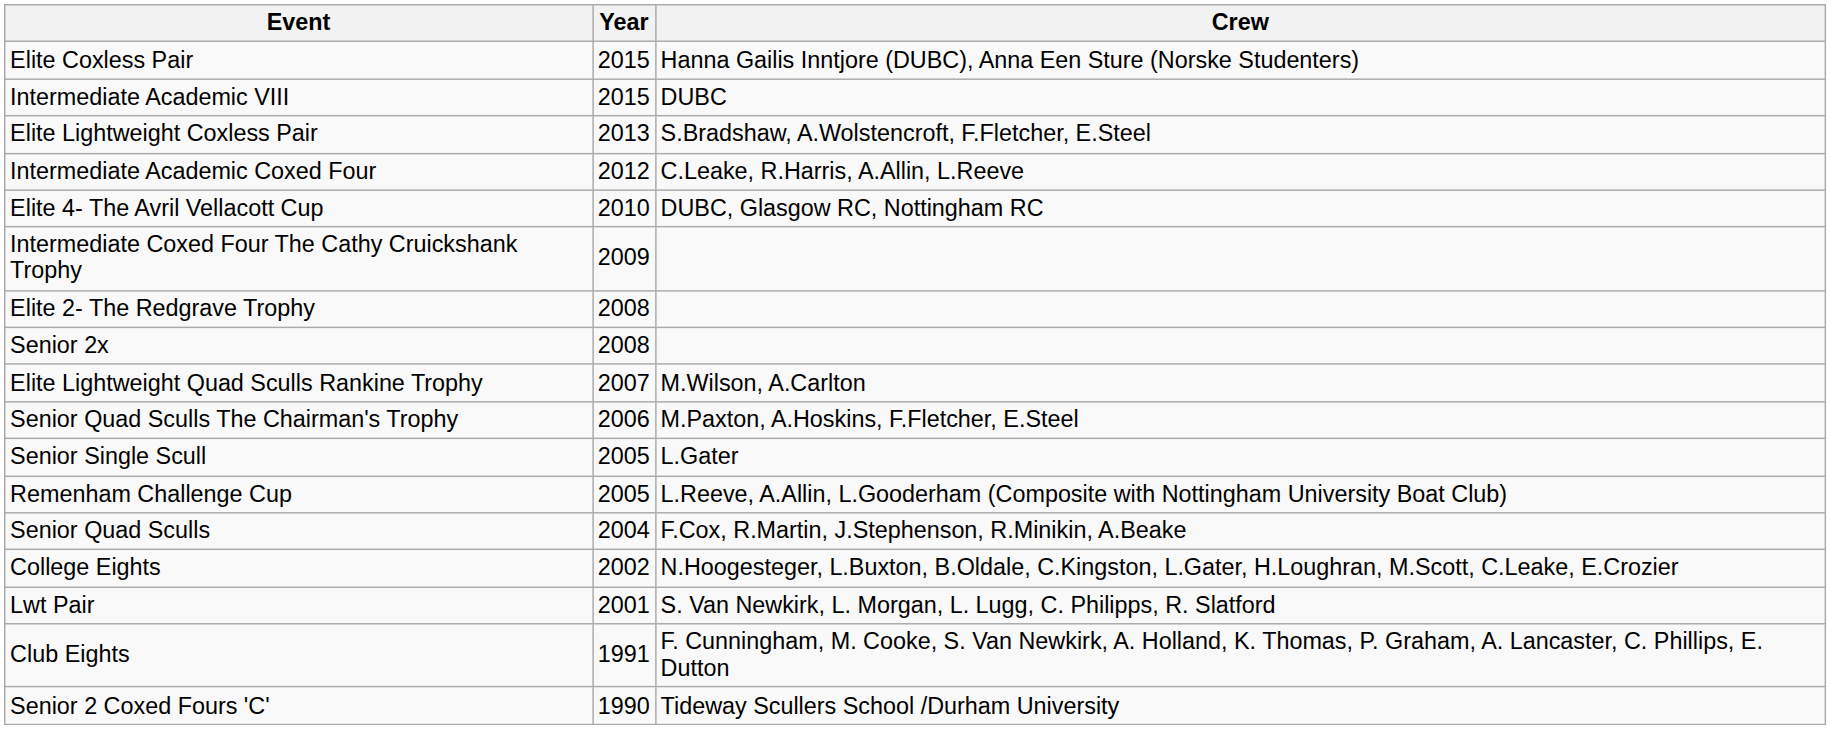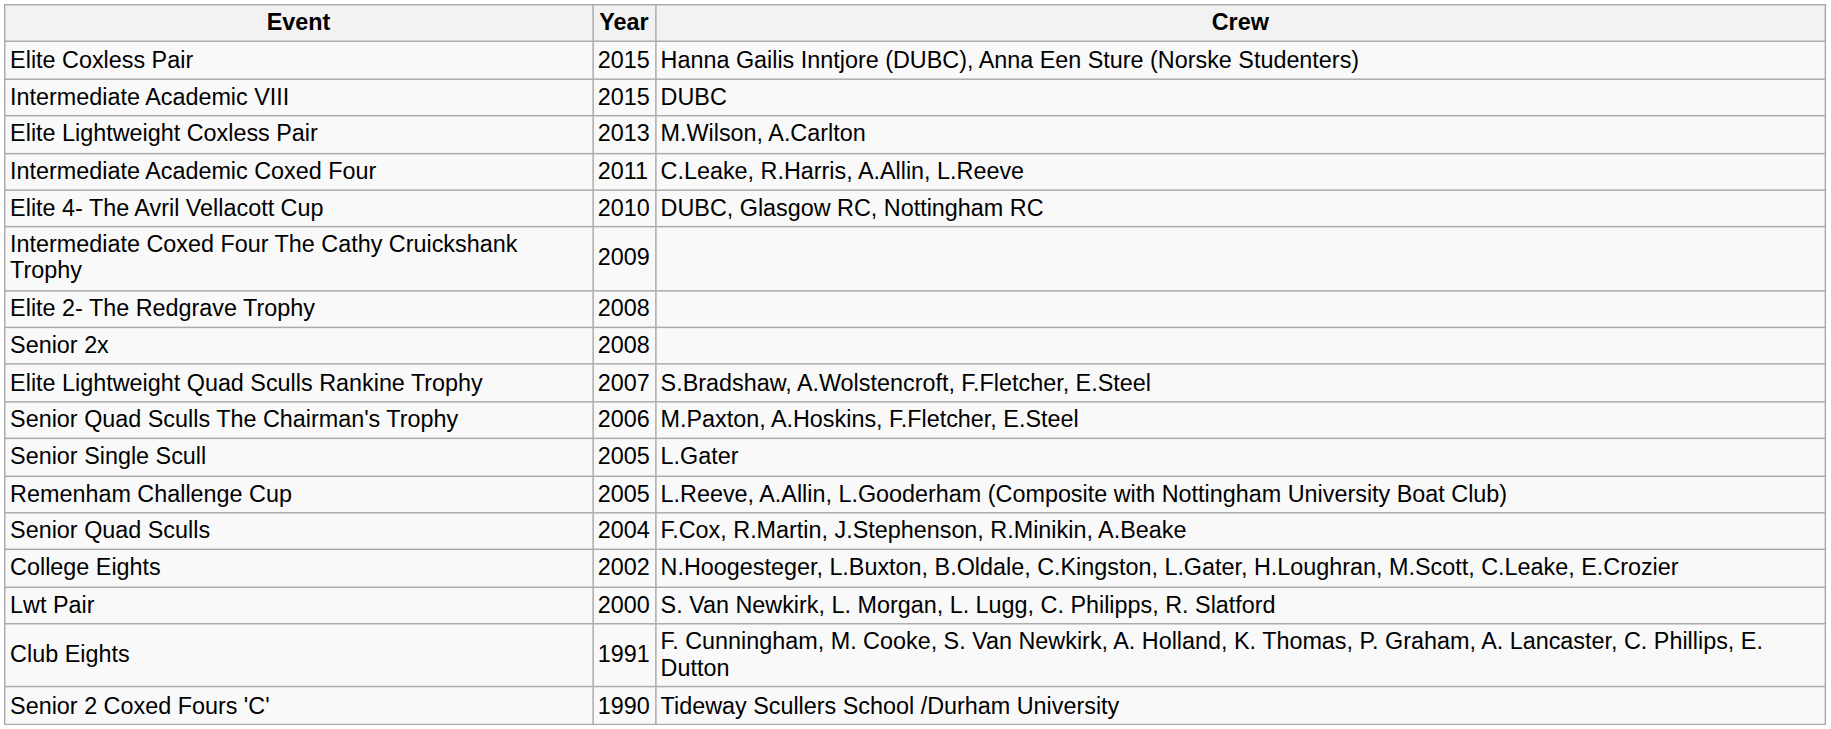(906, 134) S.Bradshaw, A.Wolstencroft, F.Fletcher, E.Steel -> (763, 134) M.Wilson, A.Carlton
(624, 171) 2012 -> (623, 171) 2011
(763, 382) M.Wilson, A.Carlton -> (906, 382) S.Bradshaw, A.Wolstencroft, F.Fletcher, E.Steel
(624, 605) 2001 -> (624, 605) 2000
